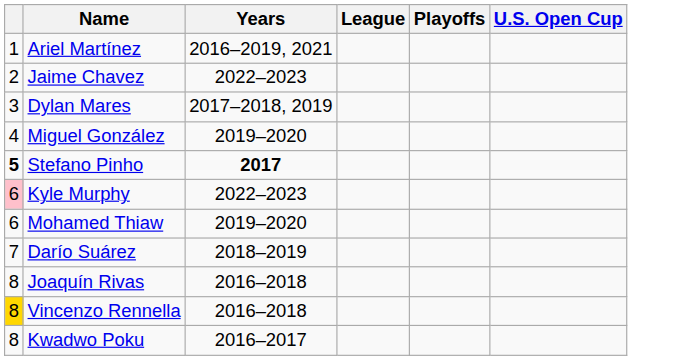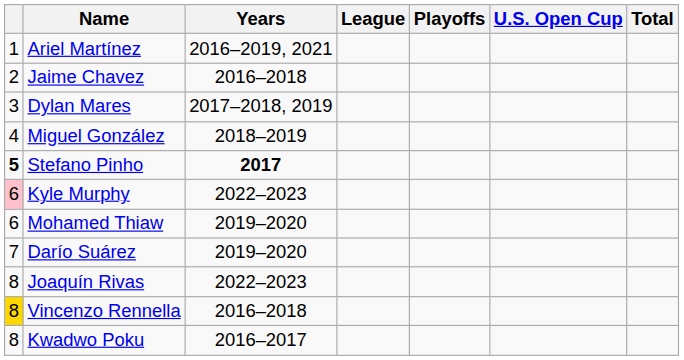+ column: (652, 19)
(261, 77) 2022–2023 -> (261, 77) 2016–2018
(261, 135) 2019–2020 -> (261, 135) 2018–2019
(261, 252) 2018–2019 -> (261, 252) 2019–2020
(261, 281) 2016–2018 -> (261, 281) 2022–2023
